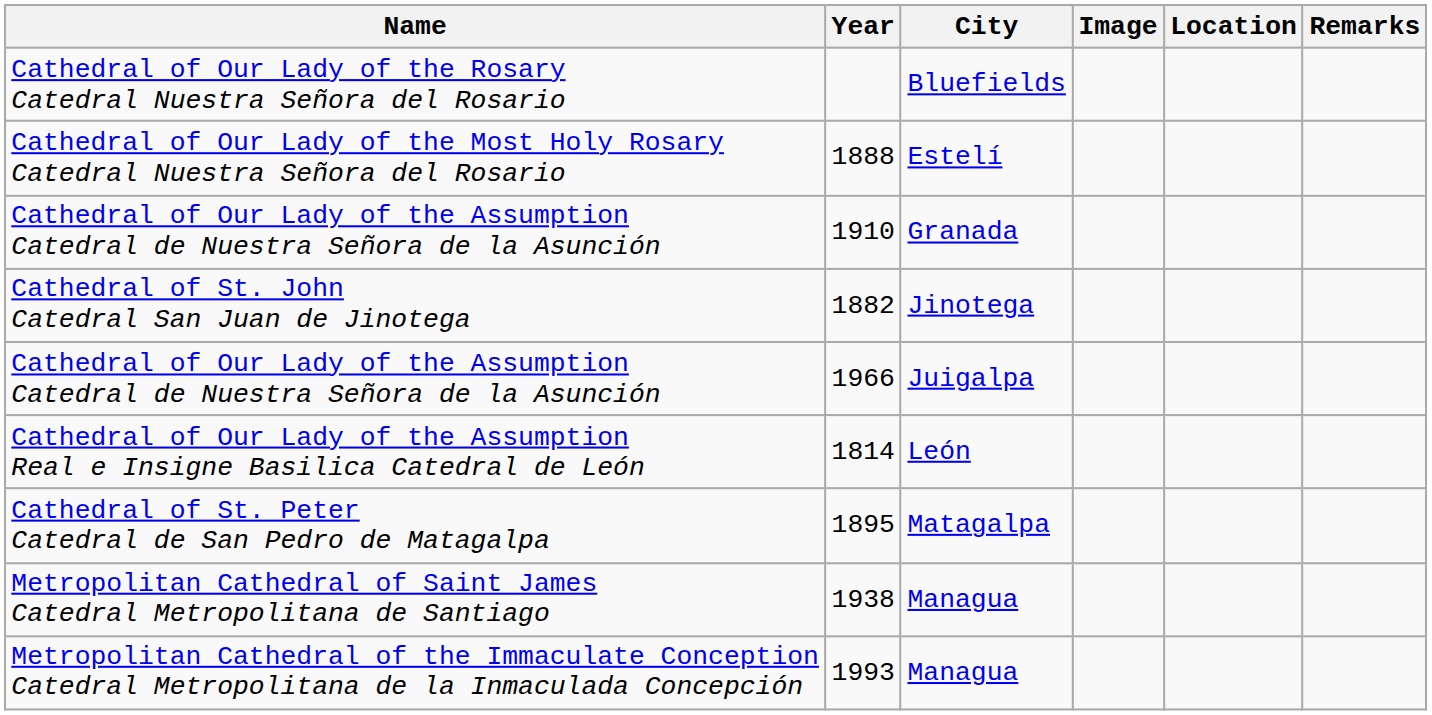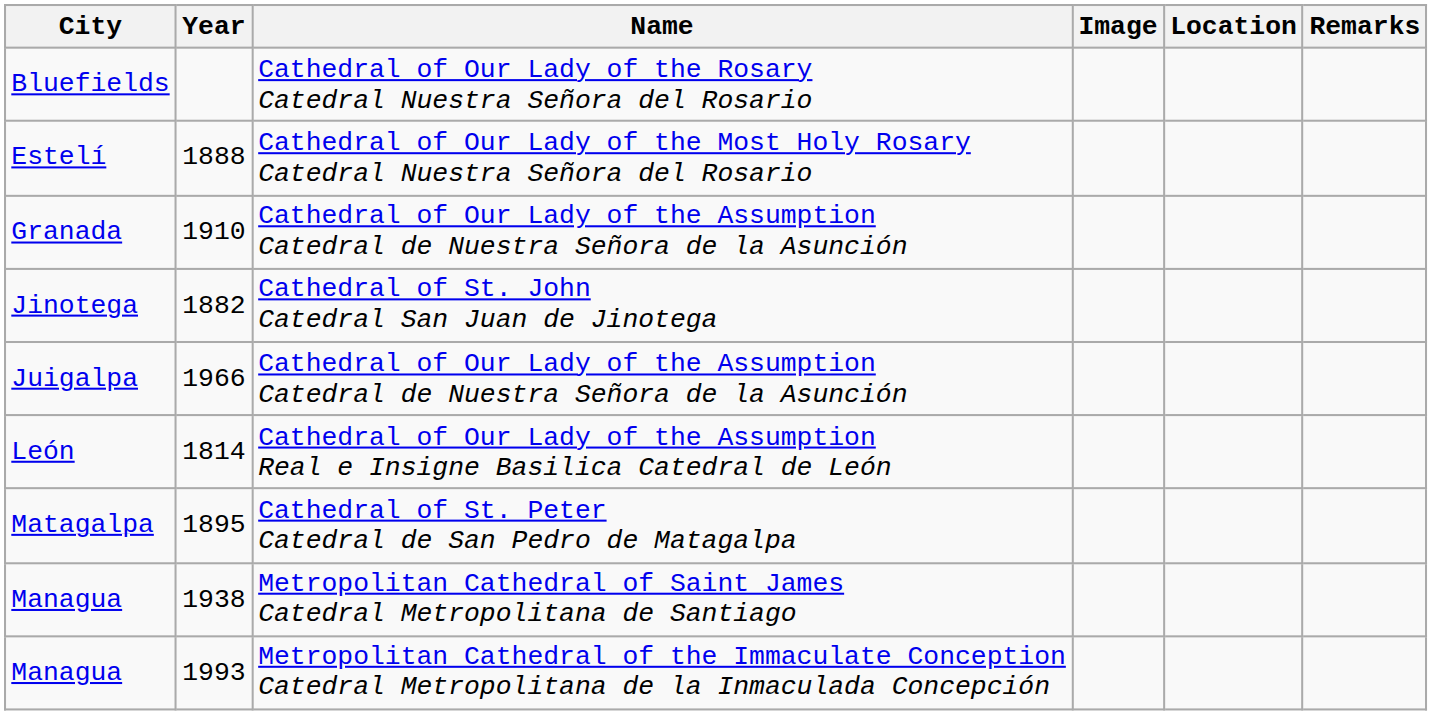columns swapped: (415, 27) <-> (987, 27)
